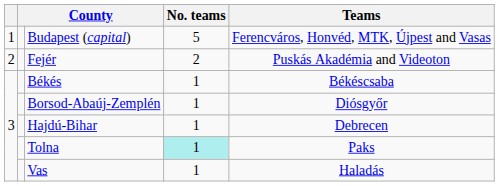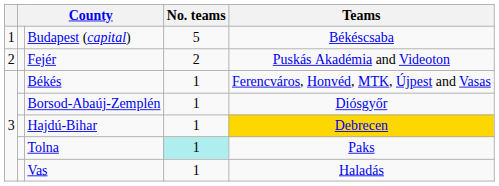(361, 37) Ferencváros, Honvéd, MTK, Újpest and Vasas -> (361, 37) Békéscsaba
(361, 81) Békéscsaba -> (361, 81) Ferencváros, Honvéd, MTK, Újpest and Vasas
(361, 125) no background -> (361, 125) gold background
